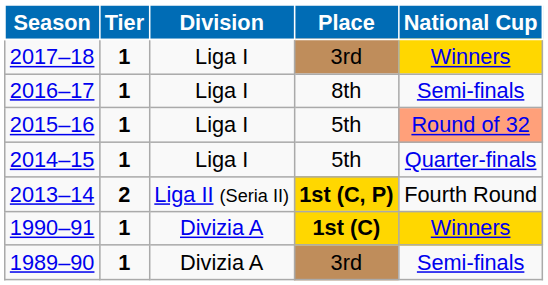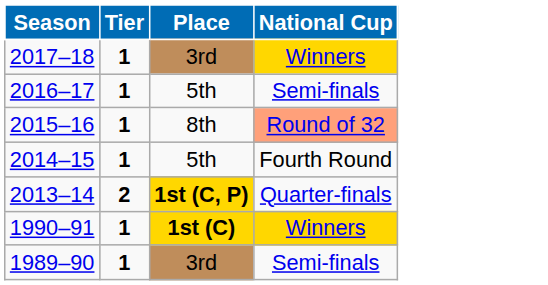- column: (222, 22)
(346, 91) 8th -> (201, 91) 5th
(346, 125) 5th -> (201, 125) 8th
(471, 160) Quarter-finals -> (326, 160) Fourth Round
(471, 194) Fourth Round -> (326, 194) Quarter-finals
